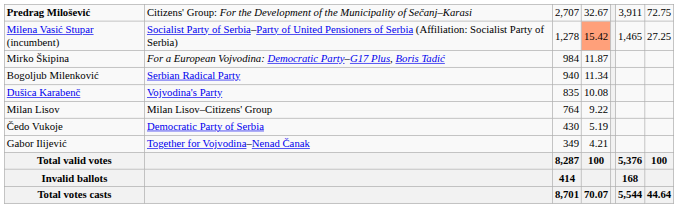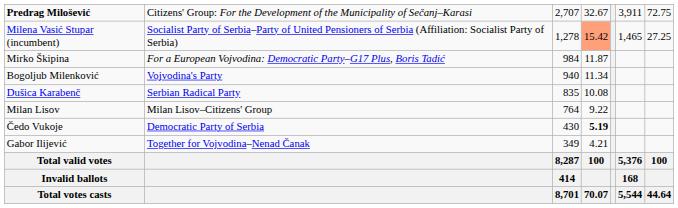(194, 76) Serbian Radical Party -> (185, 76) Vojvodina's Party
(185, 93) Vojvodina's Party -> (194, 93) Serbian Radical Party
(599, 127) normal -> (599, 127) bold
